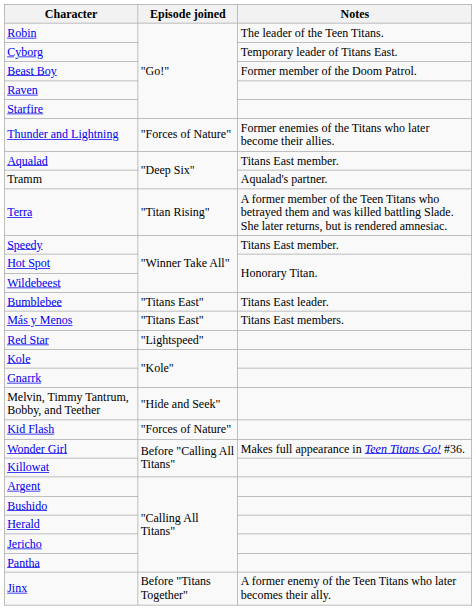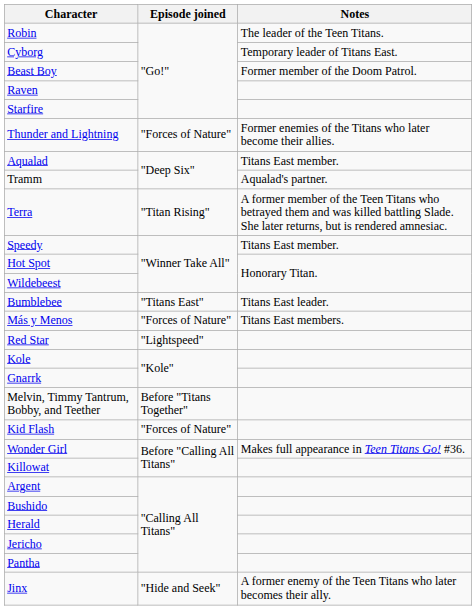(172, 320) "Titans East" -> (186, 320) "Forces of Nature"
(181, 403) "Hide and Seek" -> (176, 403) Before "Titans Together"
(176, 588) Before "Titans Together" -> (181, 588) "Hide and Seek"
